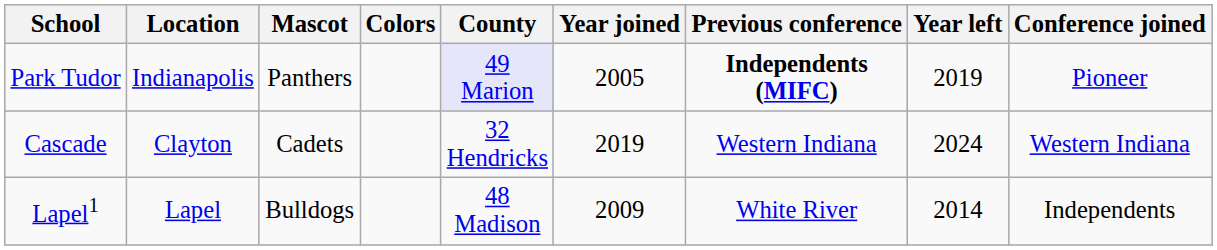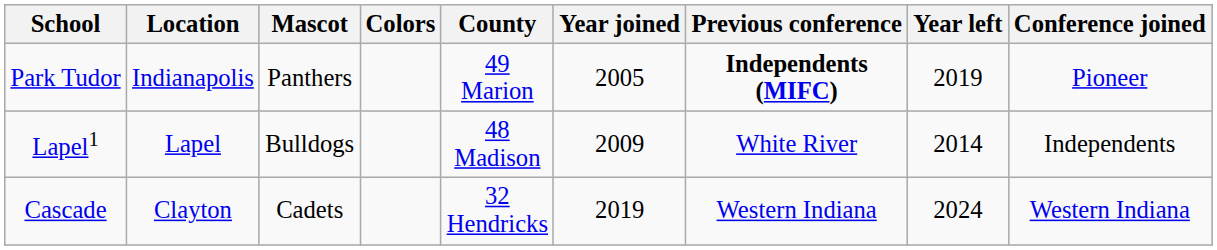(497, 76) lavender background -> (497, 76) no background
rows swapped: (66, 210) <-> (66, 143)
